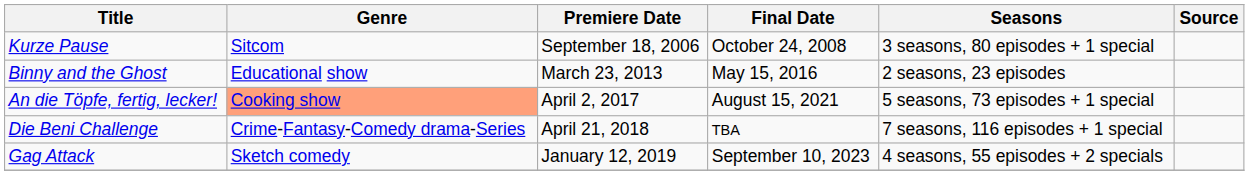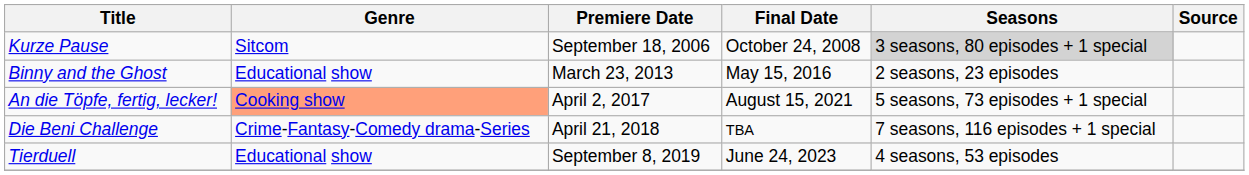(1018, 45) no background -> (1011, 45) lightgrey background
- row: (51, 156)
+ row: (42, 156)
